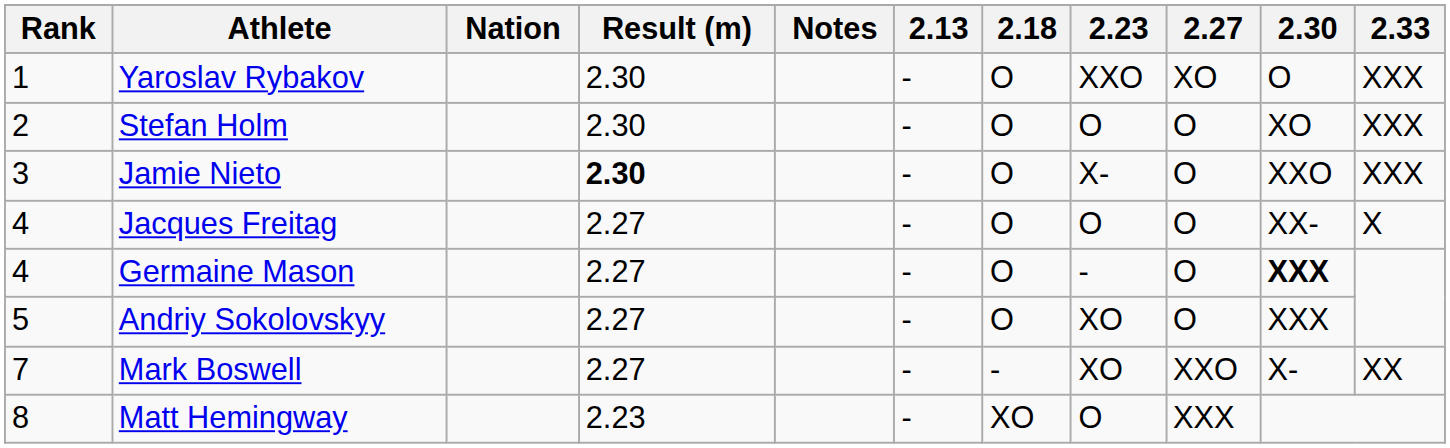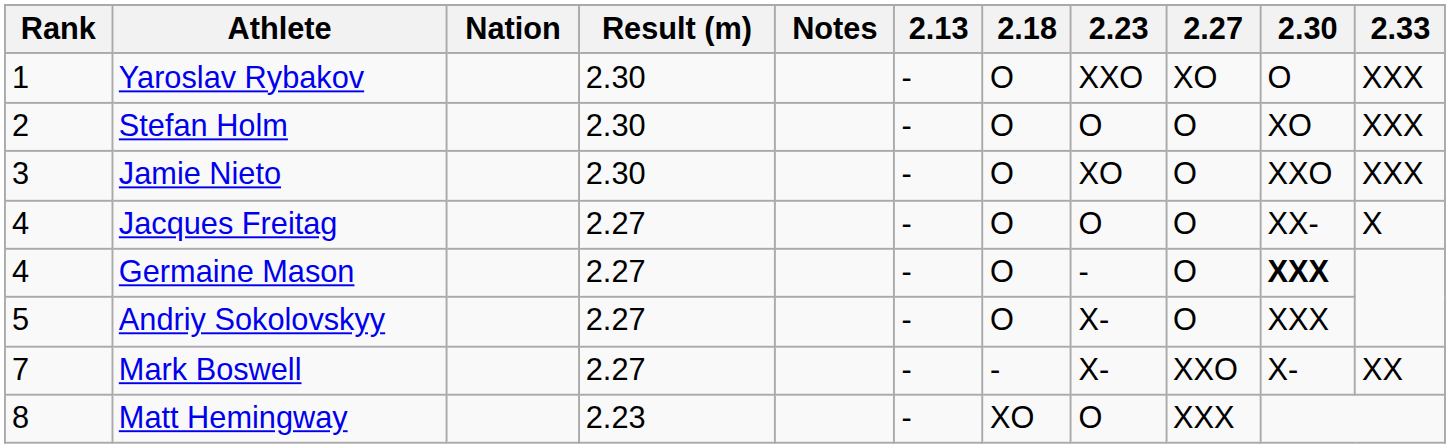(616, 175) bold -> (616, 175) normal
(1094, 175) X- -> (1101, 175) XO
(1101, 321) XO -> (1094, 321) X-
(1101, 369) XO -> (1094, 369) X-
